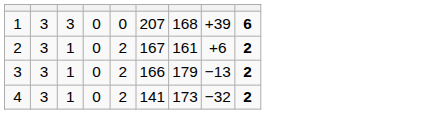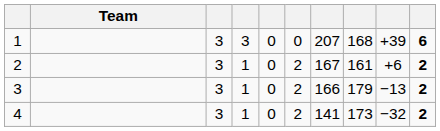+ column: (118, 16)
